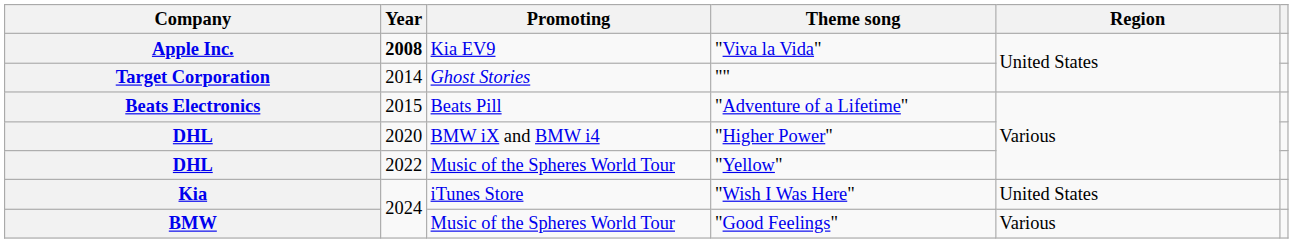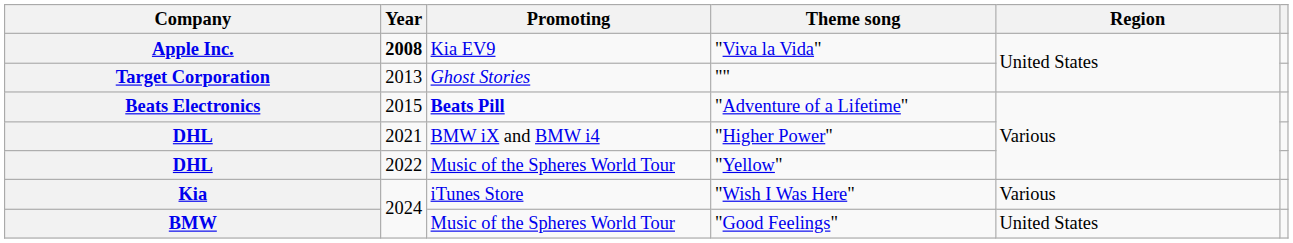(404, 77) 2014 -> (404, 77) 2013
(466, 106) normal -> (468, 106) bold
(404, 135) 2020 -> (404, 135) 2021
(1049, 194) United States -> (1028, 194) Various
(1028, 223) Various -> (1049, 223) United States
